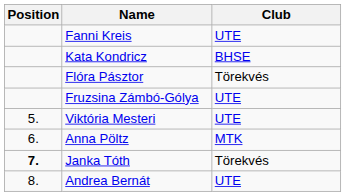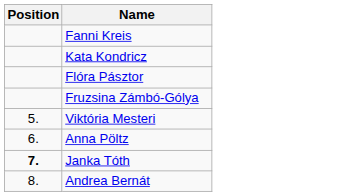- column: (276, 14)
